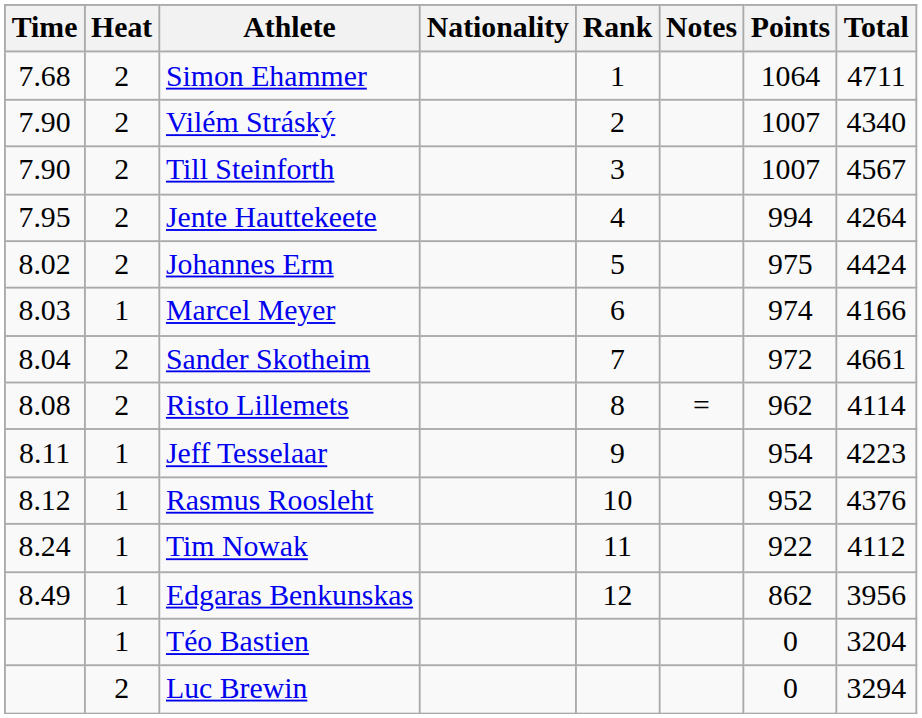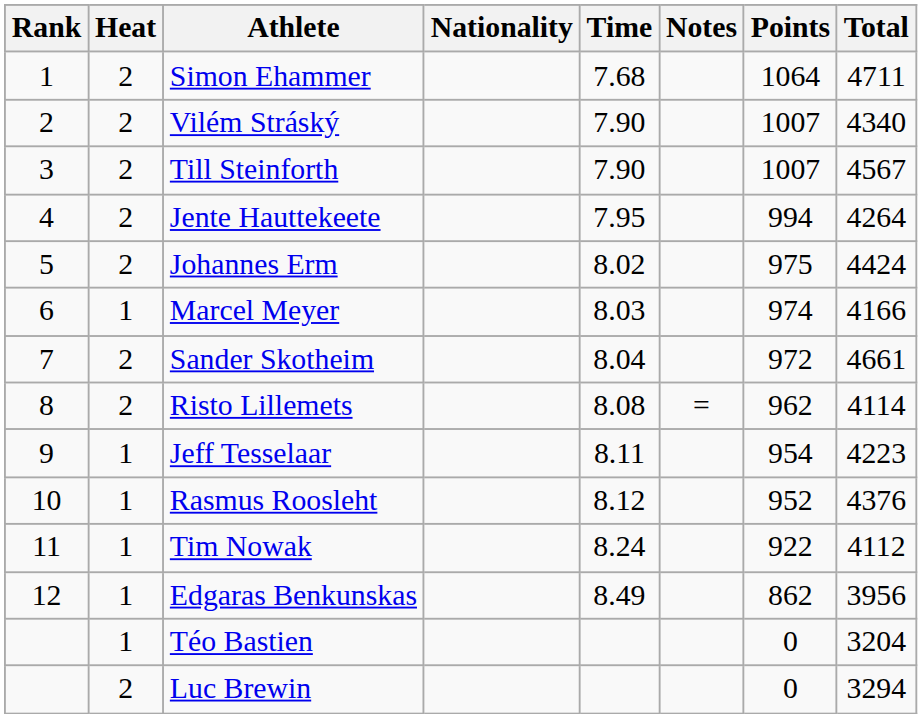columns swapped: (617, 28) <-> (45, 28)
